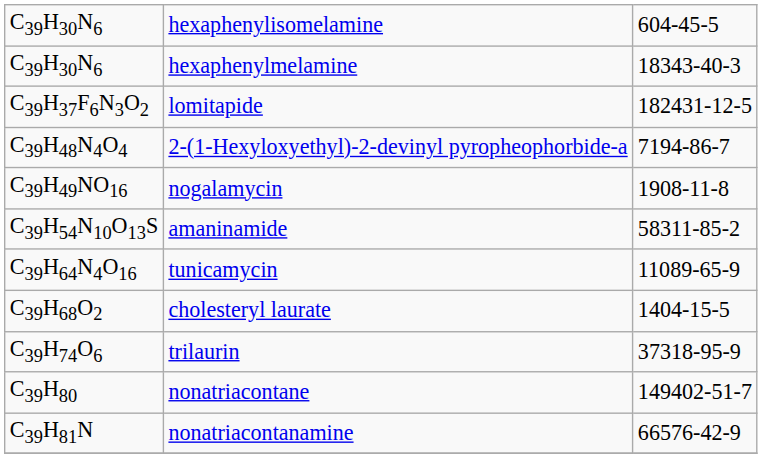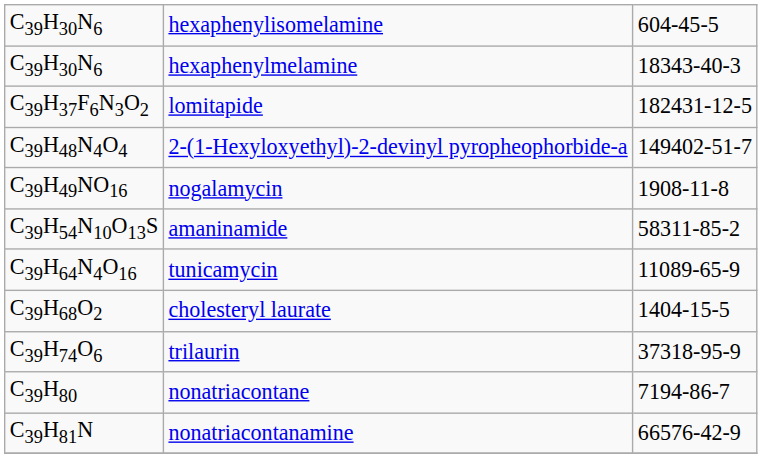(684, 147) 7194-86-7 -> (695, 147) 149402-51-7
(695, 392) 149402-51-7 -> (684, 392) 7194-86-7
